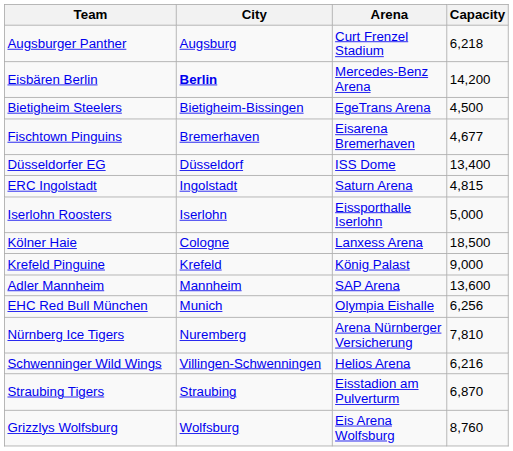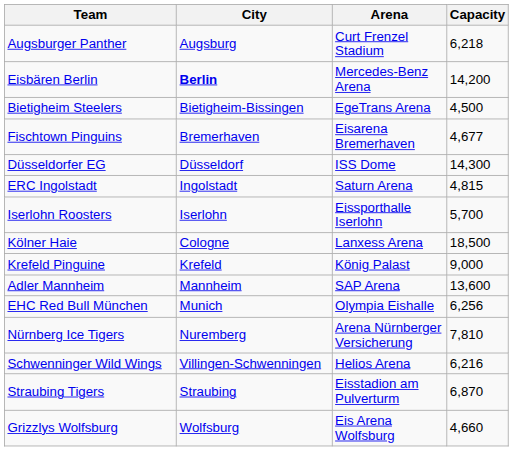(470, 165) 13,400 -> (470, 165) 14,300
(466, 214) 5,000 -> (466, 214) 5,700
(466, 428) 8,760 -> (466, 428) 4,660
